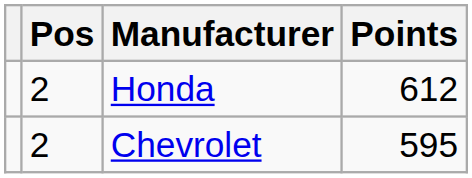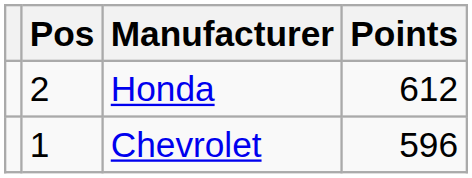(40, 145) 2 -> (40, 145) 1
(429, 145) 595 -> (429, 145) 596
